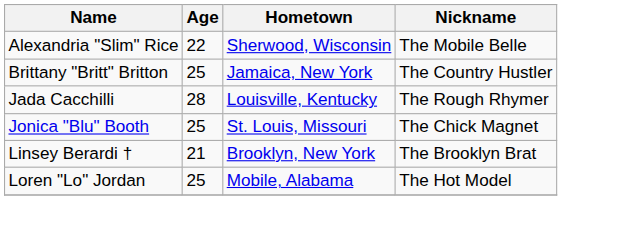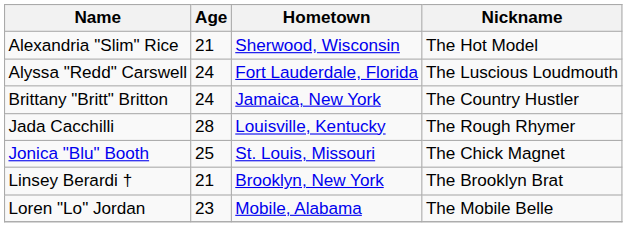(196, 45) 22 -> (205, 45) 21
(463, 45) The Mobile Belle -> (482, 45) The Hot Model
+ row: (98, 72)
(196, 72) 25 -> (205, 99) 24
(196, 180) 25 -> (205, 208) 23
(455, 180) The Hot Model -> (490, 208) The Mobile Belle
